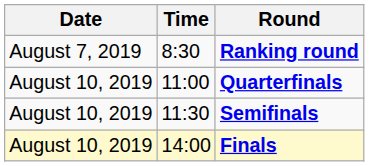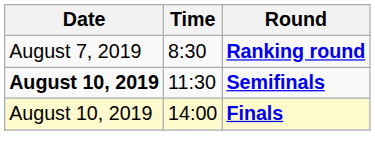- row: (281, 82)
(81, 113) normal -> (84, 82) bold
